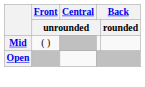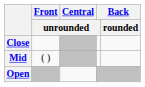+ row: (18, 43)
